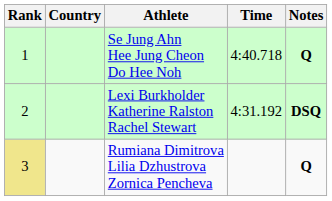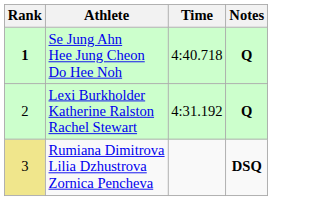- column: (75, 16)
(25, 55) normal -> (25, 55) bold
(306, 111) DSQ -> (247, 111) Q
(306, 167) Q -> (247, 167) DSQ
